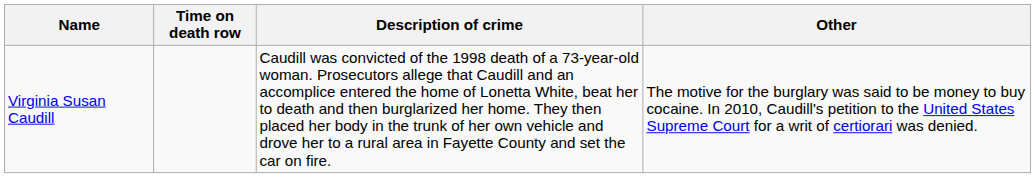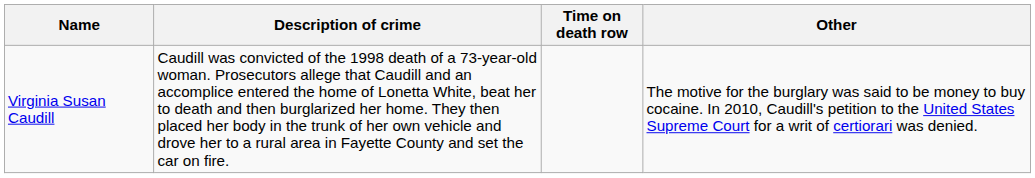columns swapped: (449, 25) <-> (205, 25)
